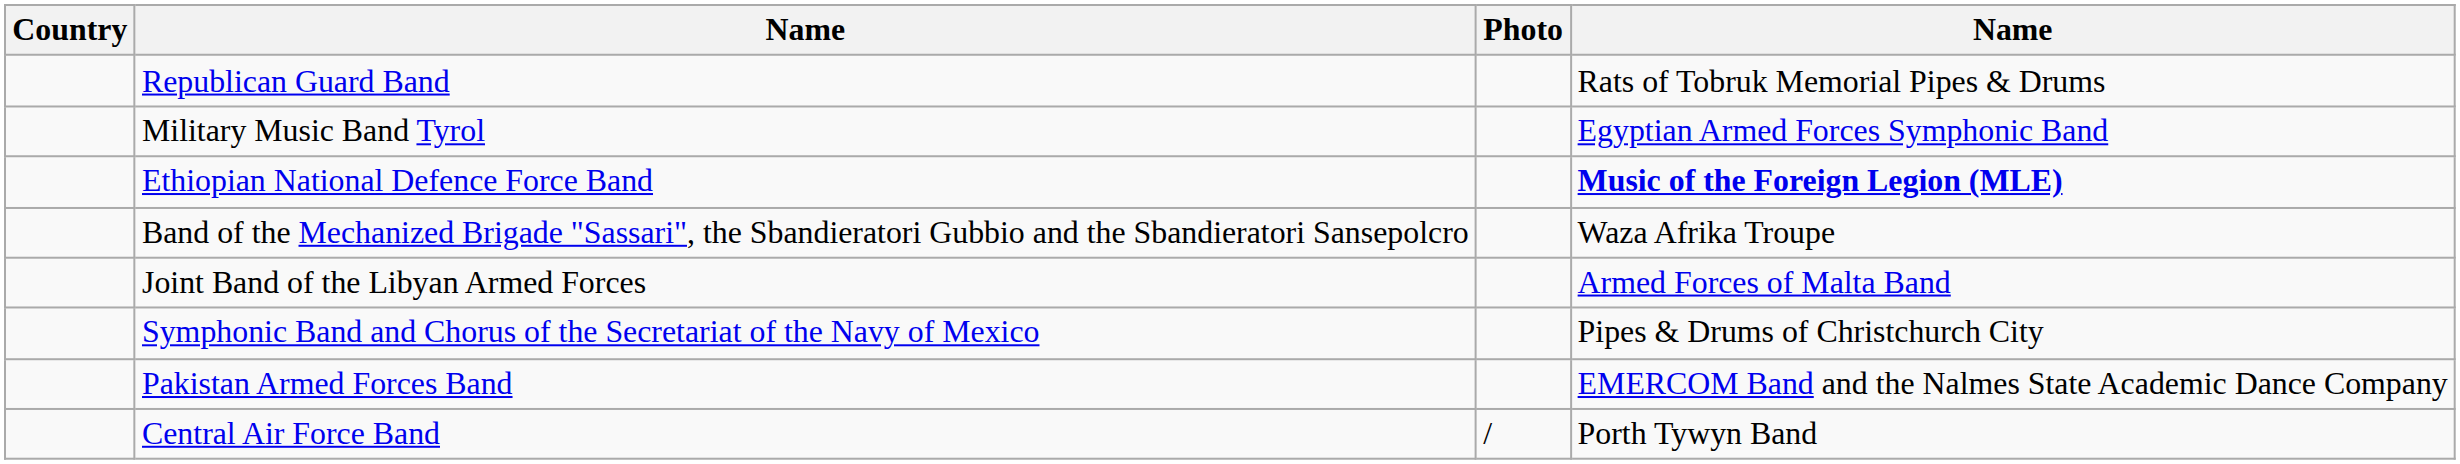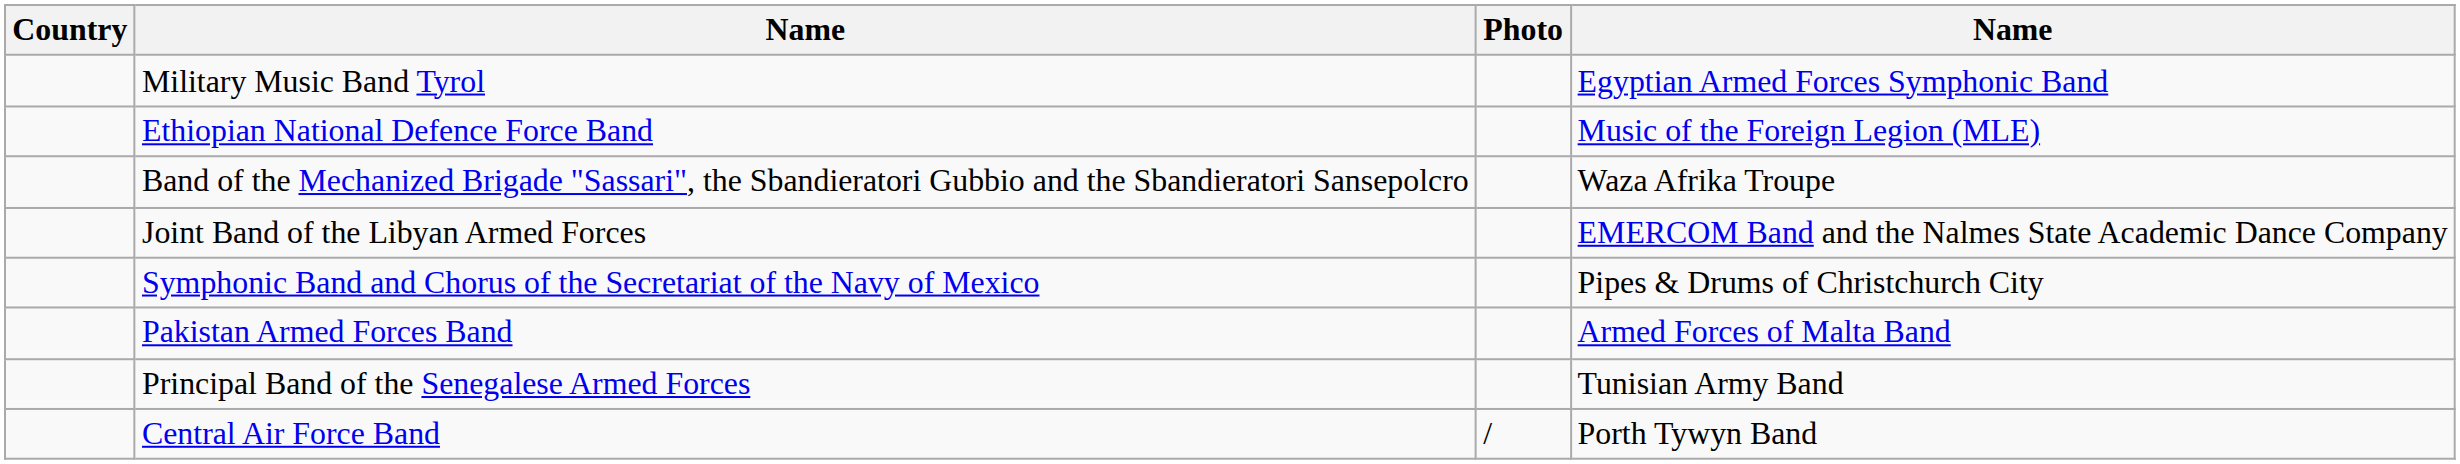- row: (296, 80)
(1820, 181) bold -> (1809, 130) normal
(1764, 282) Armed Forces of Malta Band -> (2013, 231) EMERCOM Band and the Nalmes State Academic Dance Company
(2013, 383) EMERCOM Band and the Nalmes State Academic Dance Company -> (1764, 332) Armed Forces of Malta Band
+ row: (446, 383)
